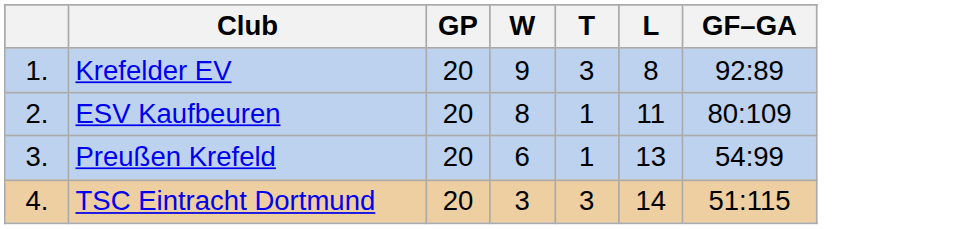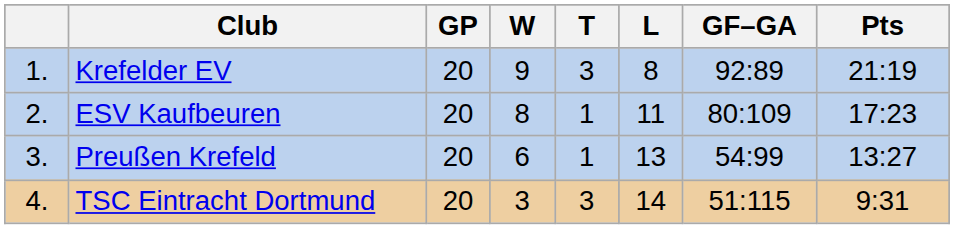+ column: (883, 26)
